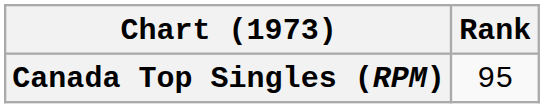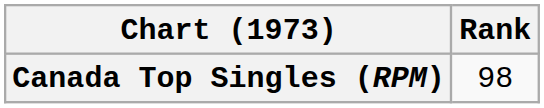(495, 79) 95 -> (495, 79) 98
